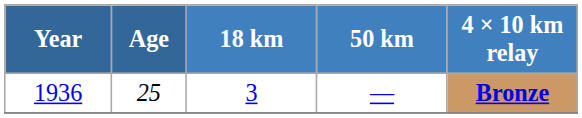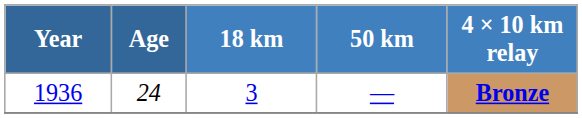(149, 93) 25 -> (149, 93) 24
